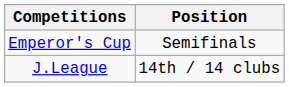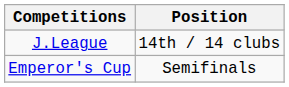rows swapped: (70, 69) <-> (70, 43)
